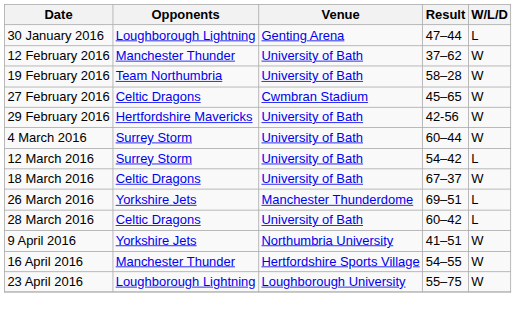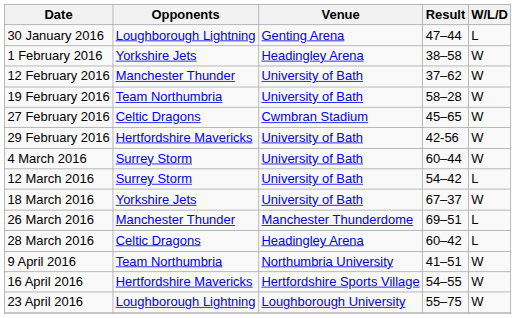+ row: (55, 55)
(158, 179) Celtic Dragons -> (156, 199) Yorkshire Jets
(156, 199) Yorkshire Jets -> (175, 220) Manchester Thunder
(312, 220) University of Bath -> (313, 240) Headingley Arena
(156, 240) Yorkshire Jets -> (169, 261) Team Northumbria
(175, 261) Manchester Thunder -> (184, 281) Hertfordshire Mavericks
